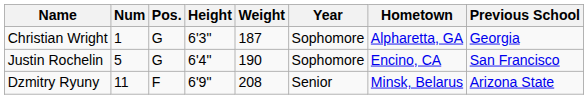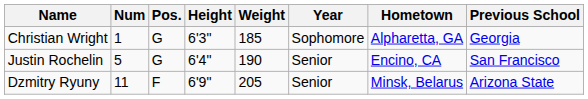(250, 37) 187 -> (250, 37) 185
(328, 60) Sophomore -> (312, 60) Senior
(250, 82) 208 -> (250, 82) 205
